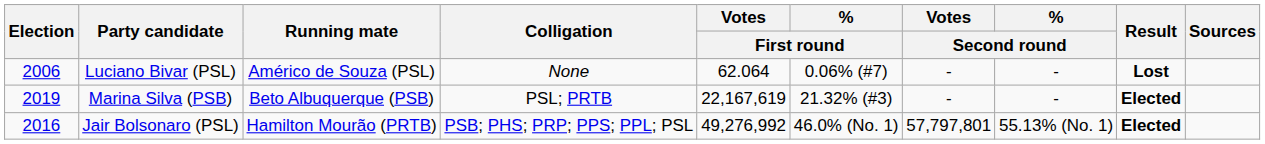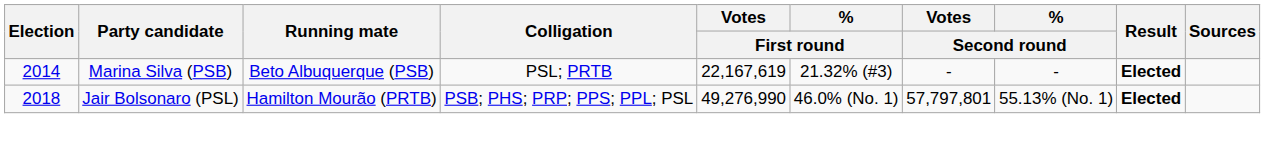- row: (160, 71)
(41, 98) 2019 -> (41, 71) 2014
(41, 125) 2016 -> (41, 98) 2018
(744, 125) 49,276,992 -> (744, 98) 49,276,990
